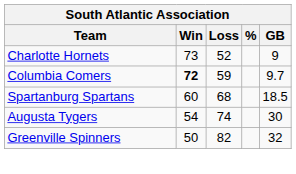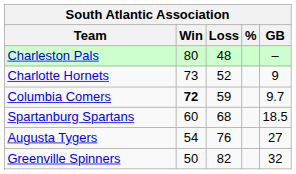+ row: (53, 55)
(224, 117) 74 -> (224, 138) 76
(275, 117) 30 -> (275, 138) 27
